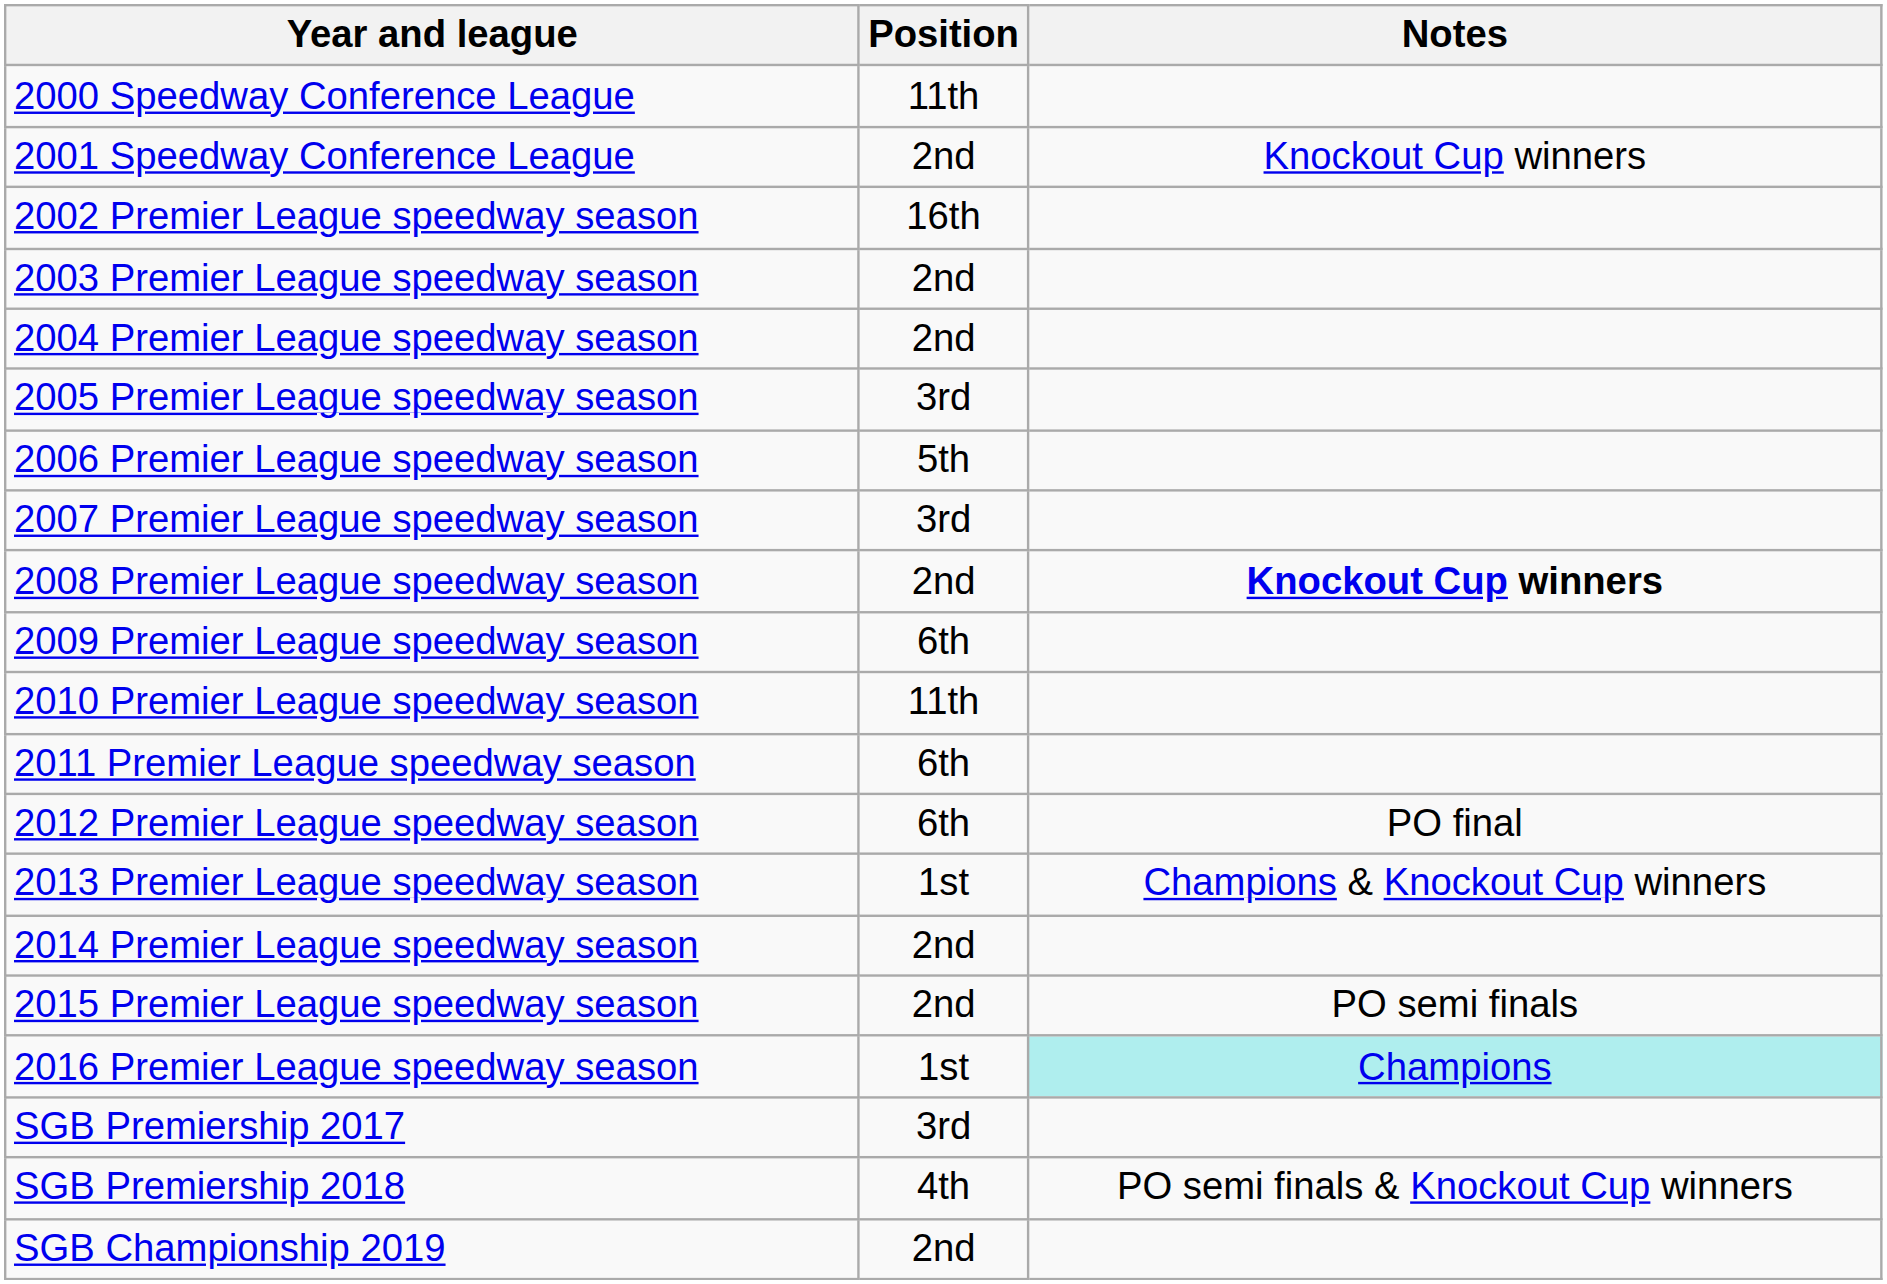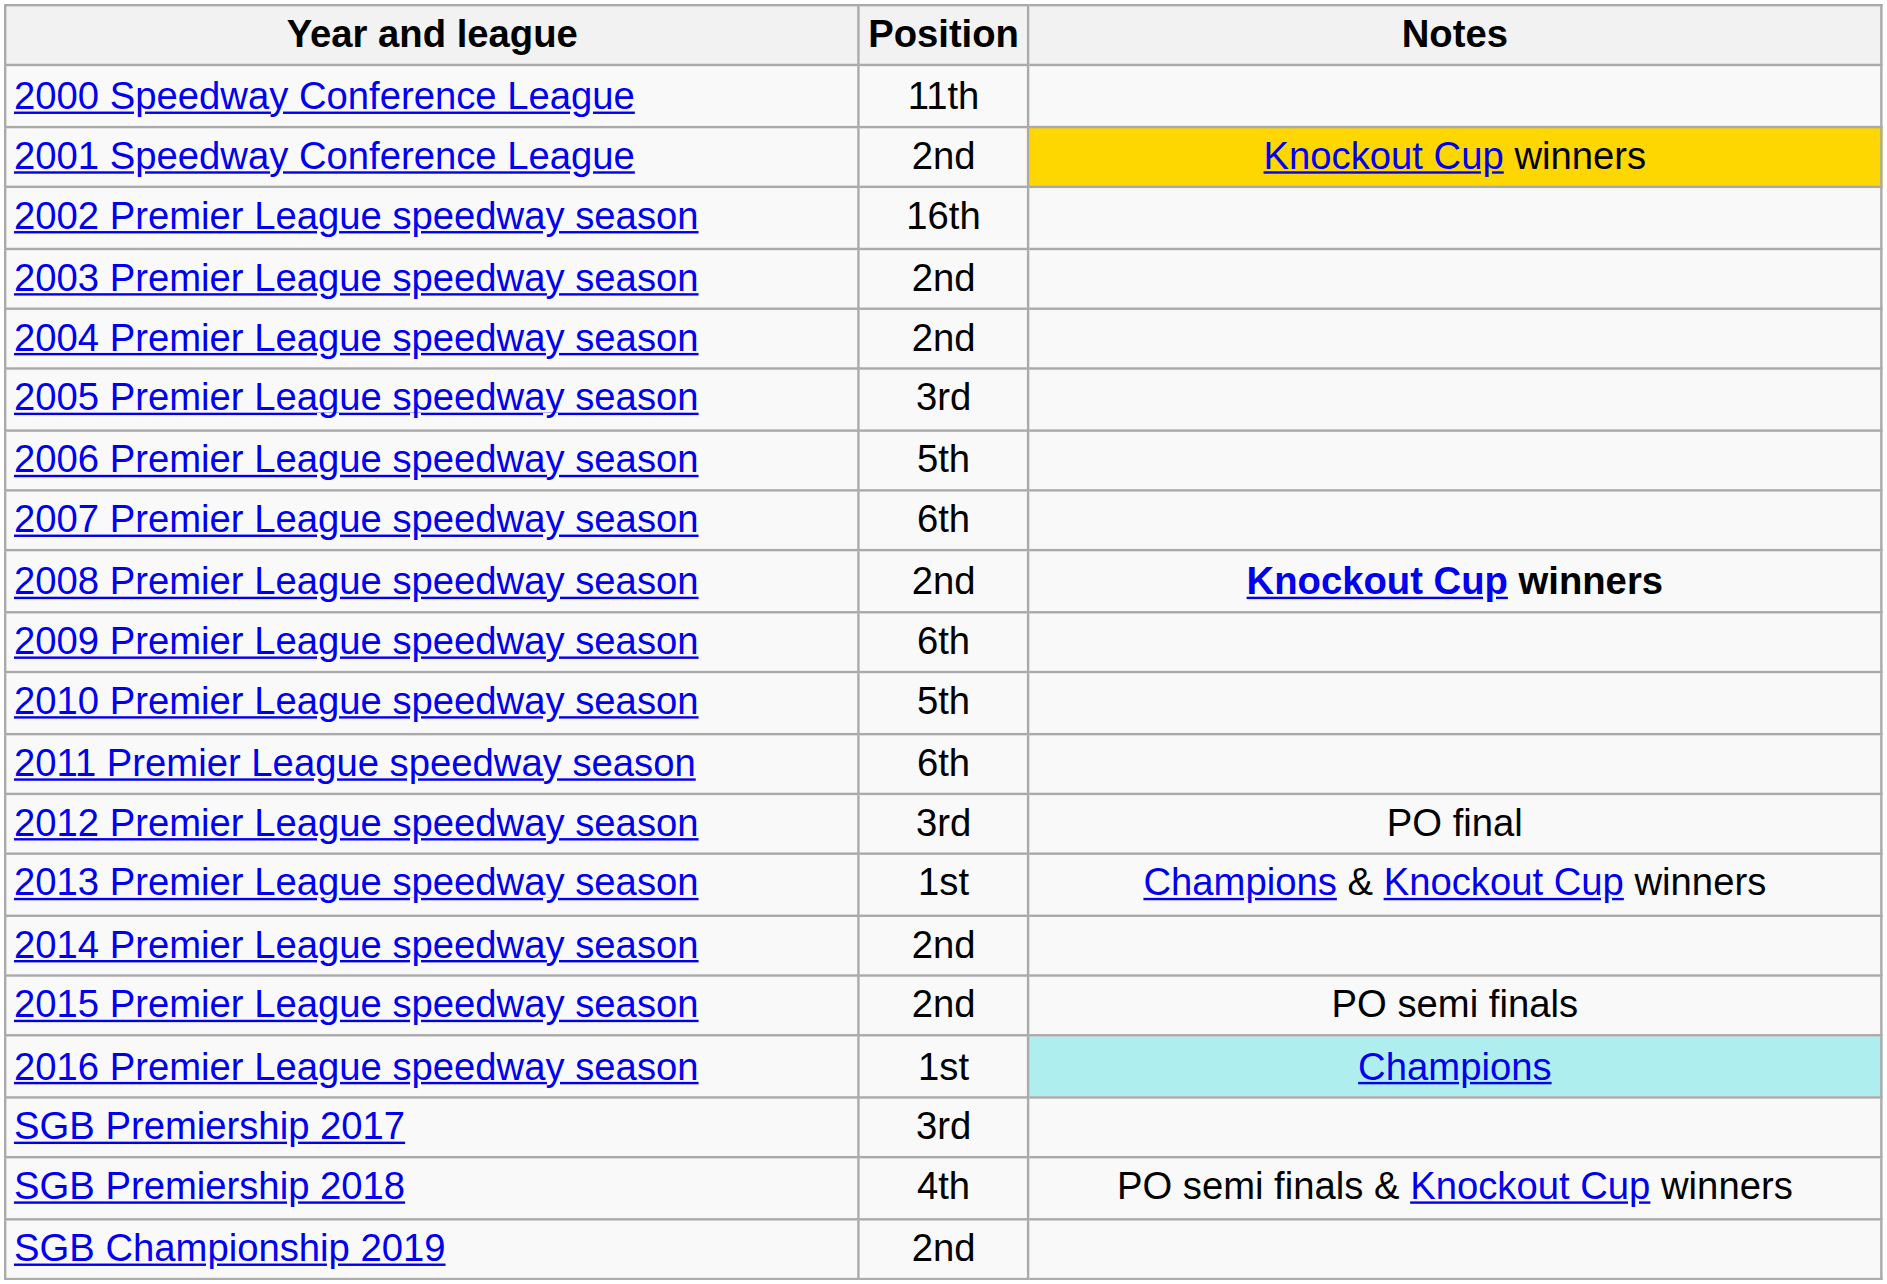(1455, 156) no background -> (1455, 156) gold background
(944, 519) 3rd -> (944, 519) 6th
(944, 701) 11th -> (944, 701) 5th
(944, 823) 6th -> (944, 823) 3rd
